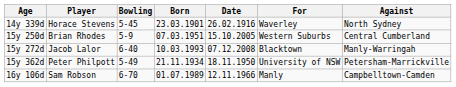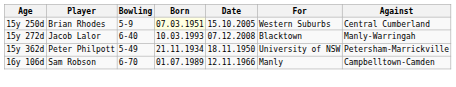- row: (25, 24)
(180, 37) no background -> (180, 24) lightyellow background
